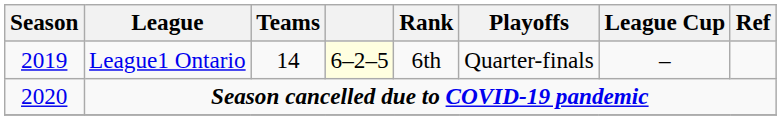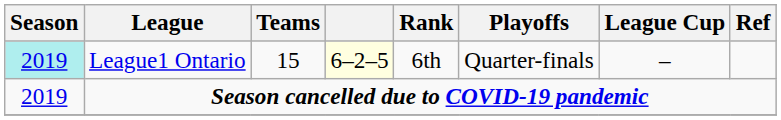(44, 59) no background -> (44, 59) paleturquoise background
(288, 59) 14 -> (288, 59) 15
(44, 96) 2020 -> (44, 96) 2019
